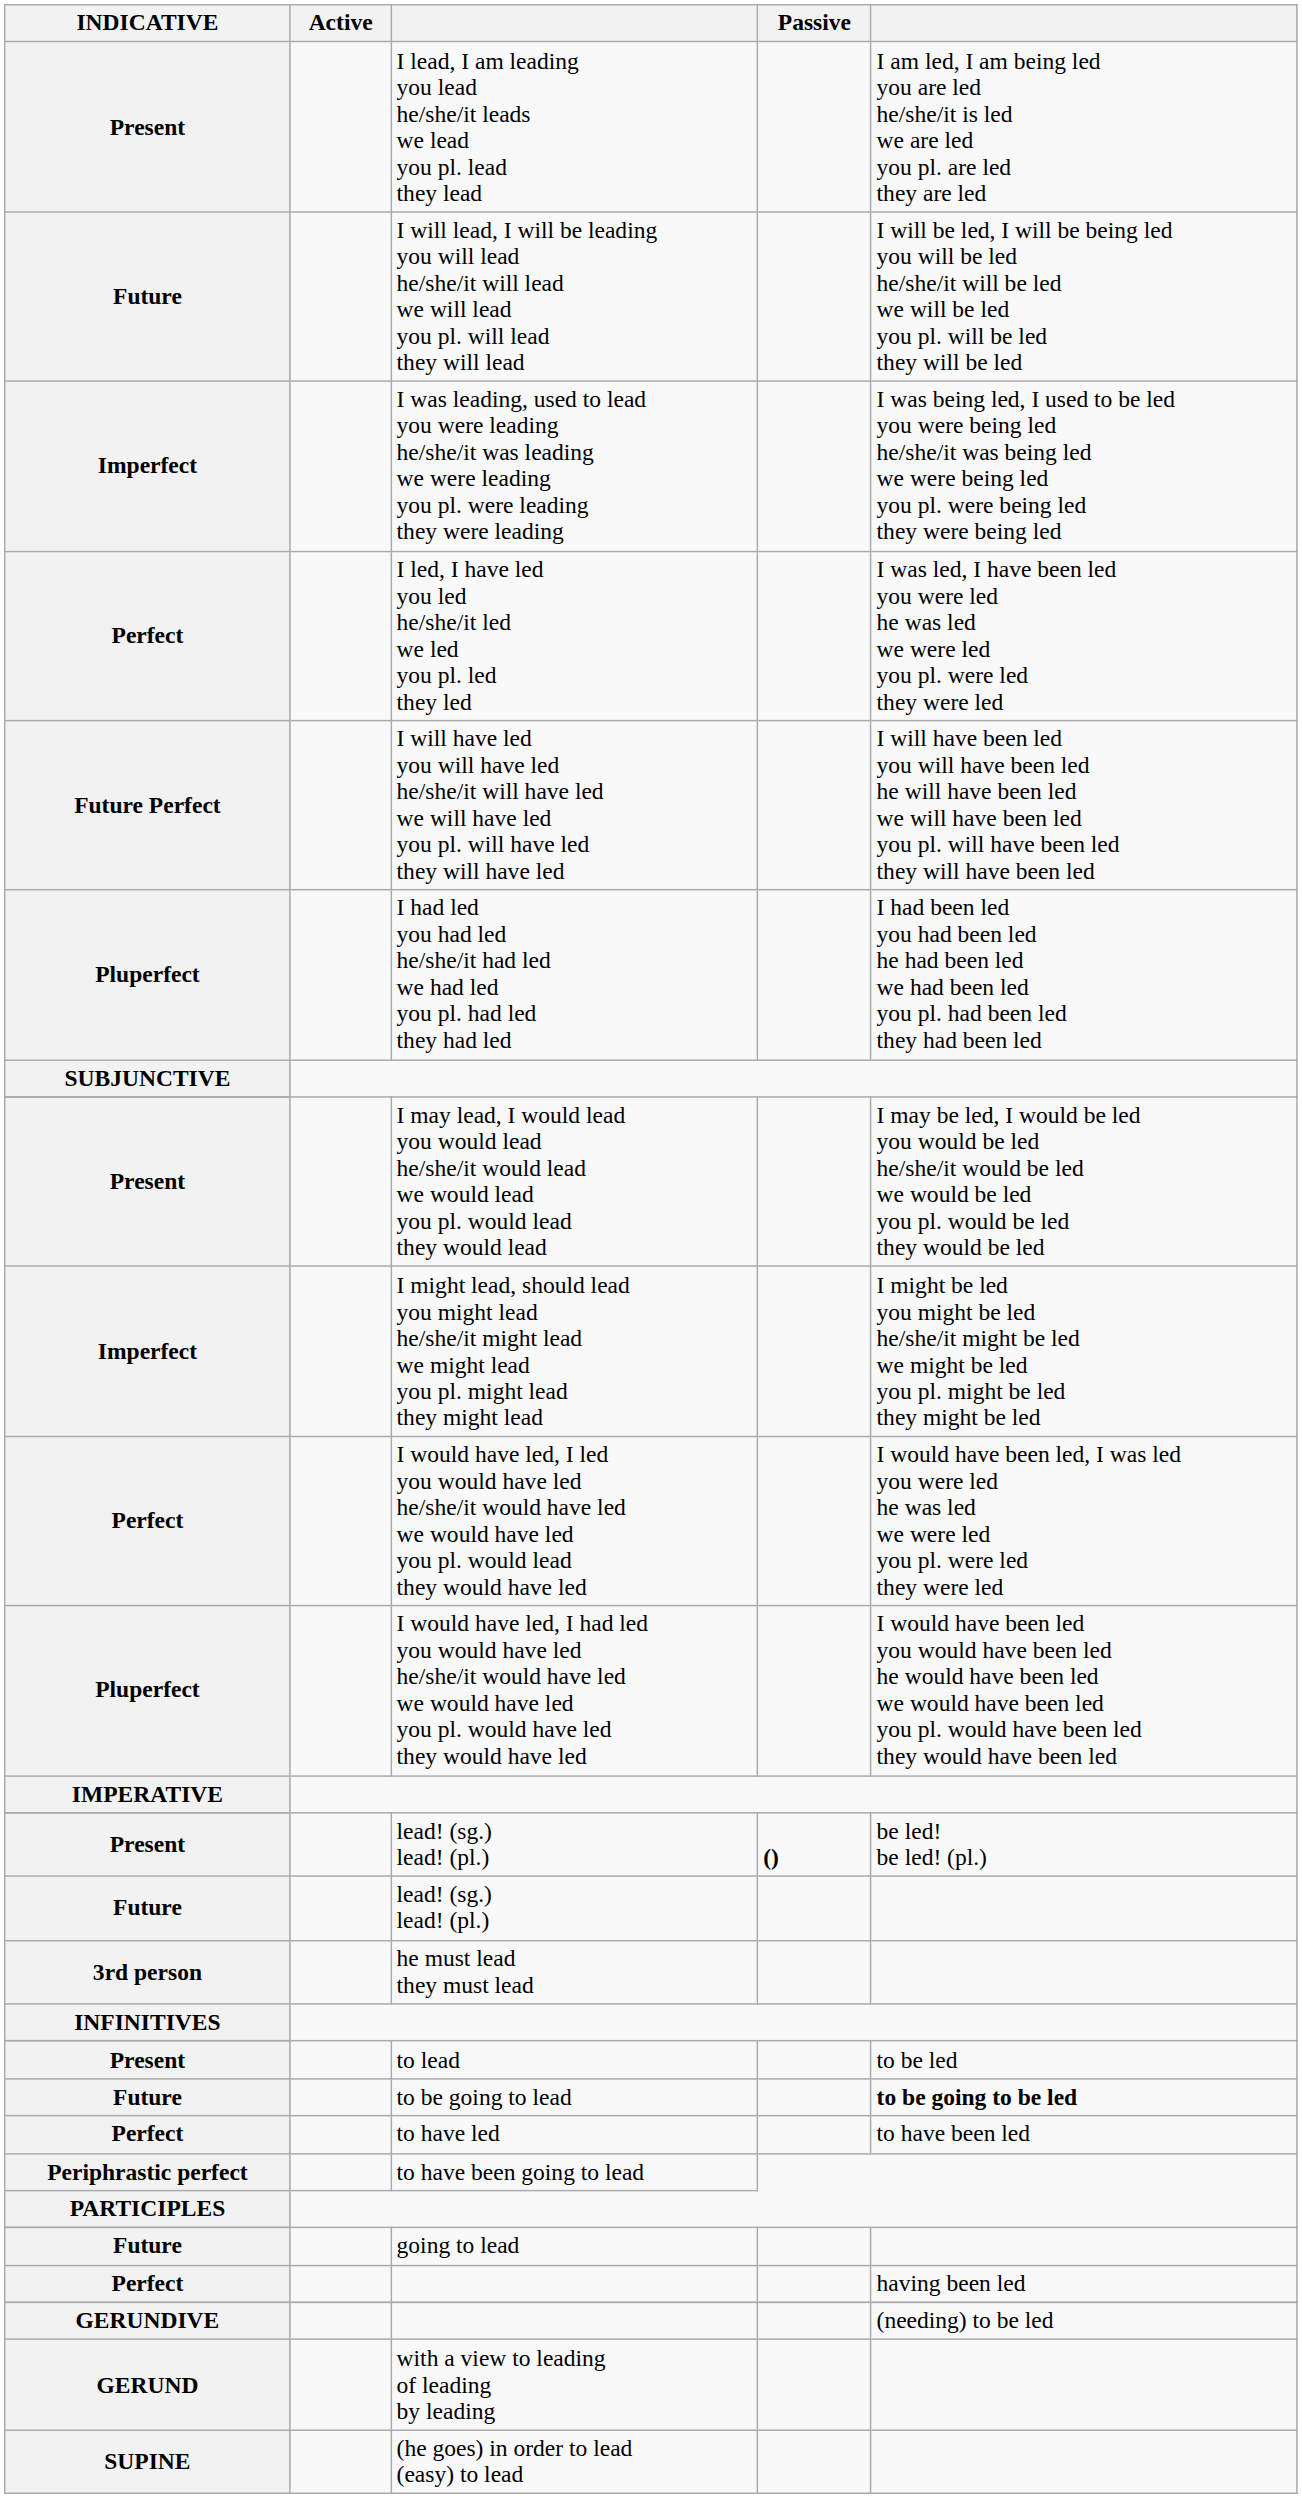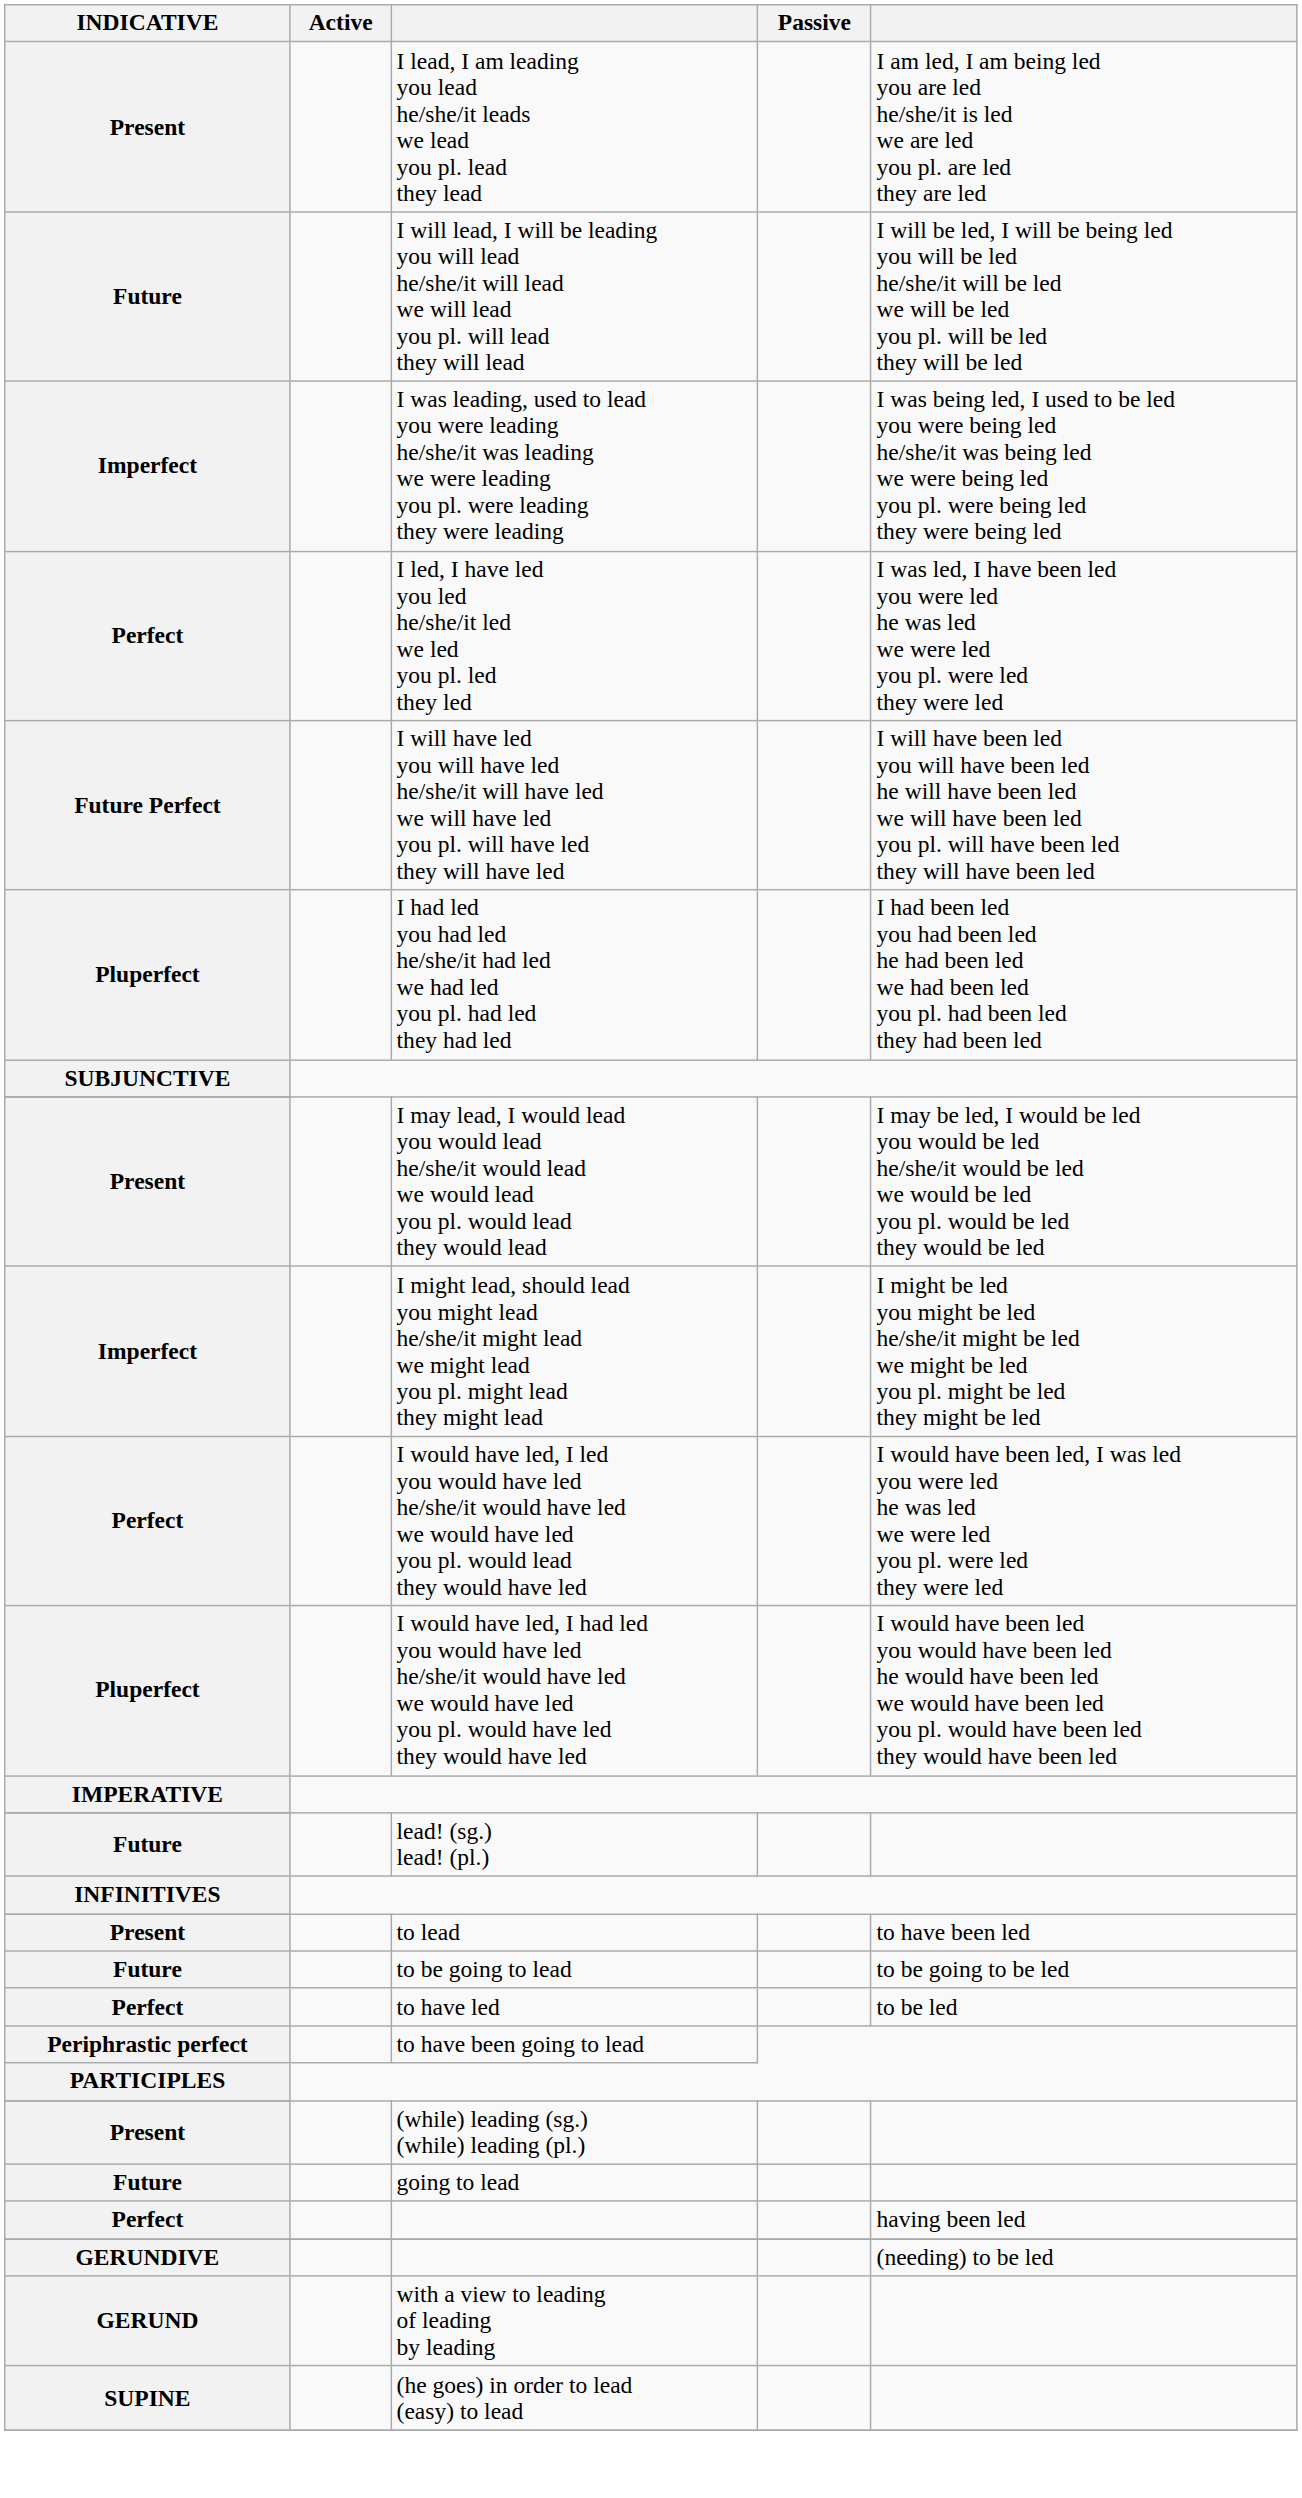- row: (147, 1844)
- row: (147, 1971)
(917, 2059) to be led -> (953, 1932) to have been led
(977, 2096) bold -> (973, 1969) normal
(953, 2134) to have been led -> (917, 2006) to be led
+ row: (147, 2131)
